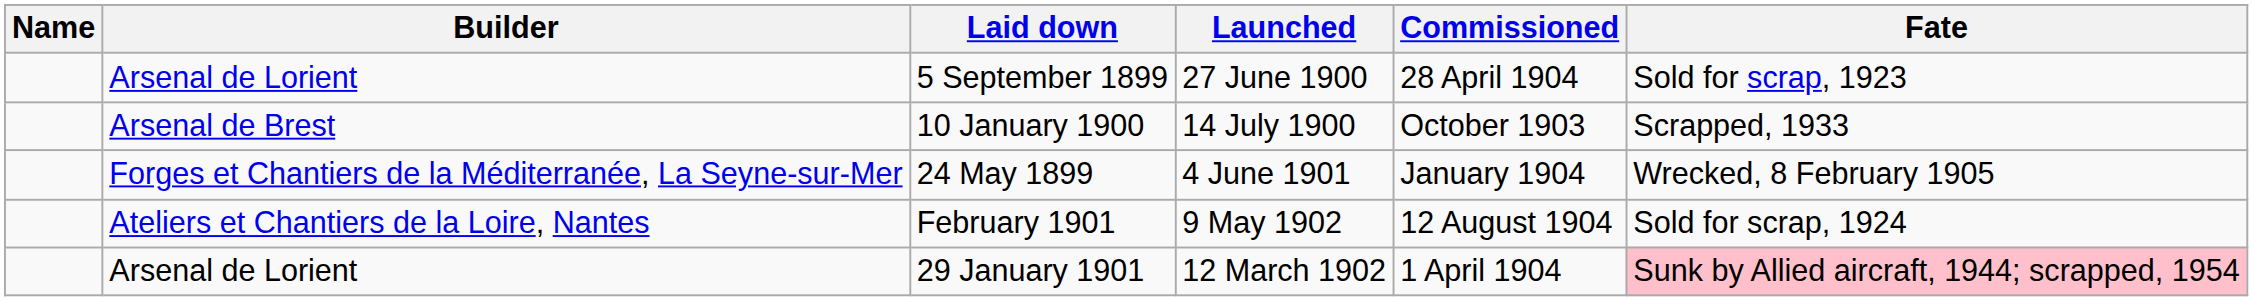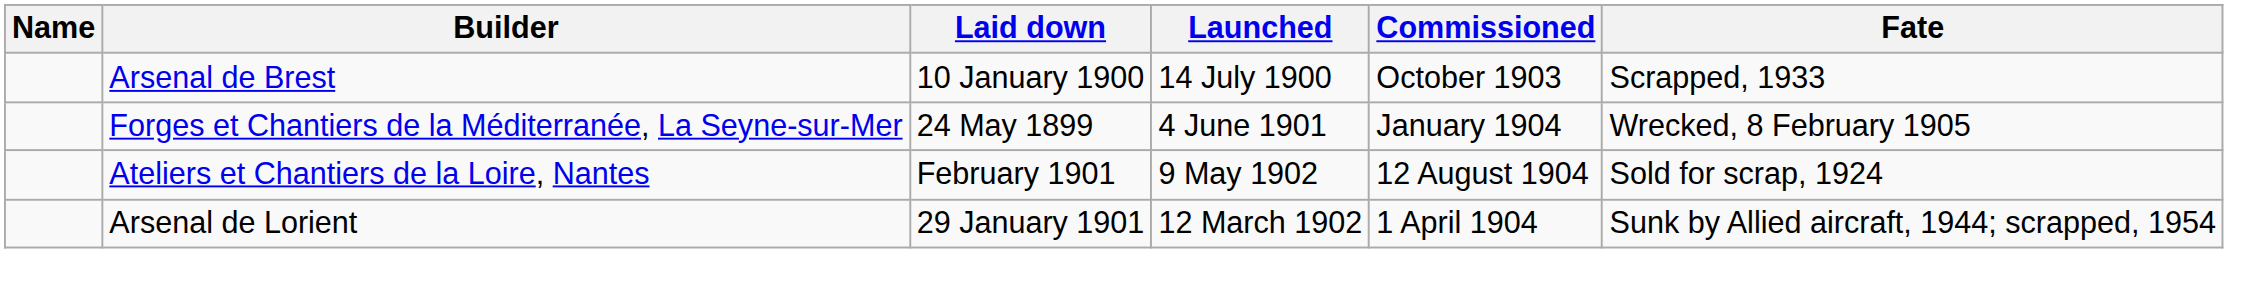- row: (1042, 77)
(1937, 271) pink background -> (1913, 222) no background
